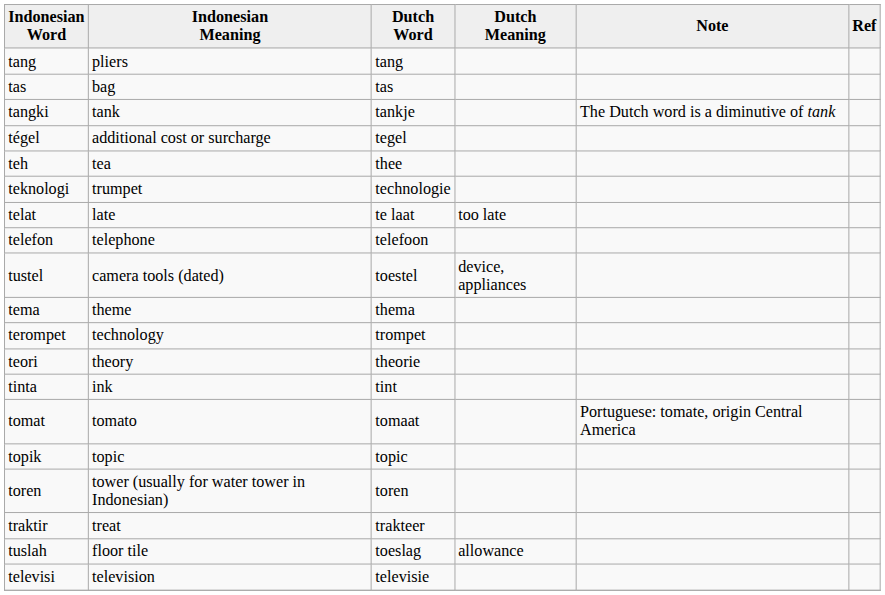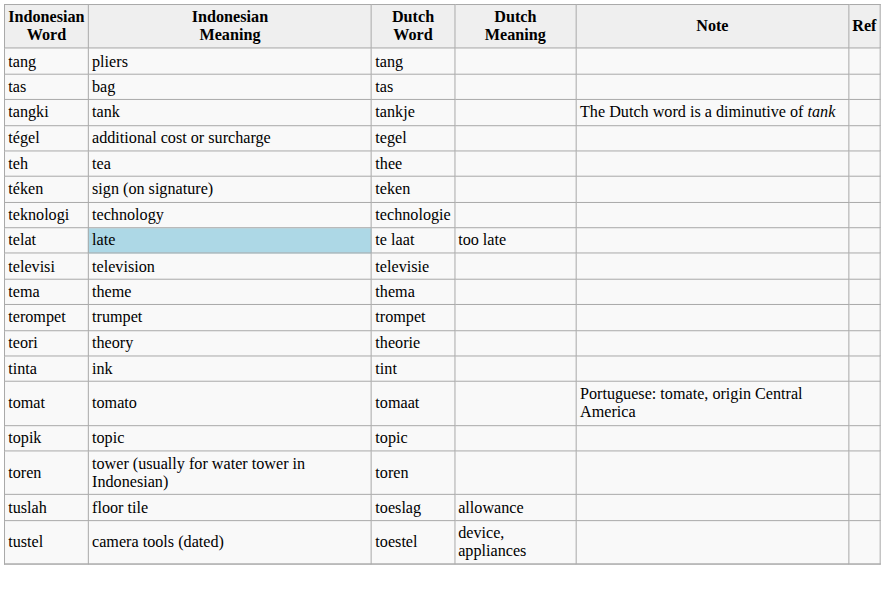+ row: (26, 189)
(117, 189) trumpet -> (128, 214) technology
(104, 214) no background -> (104, 240) lightblue background
- row: (31, 240)
rows swapped: (32, 576) <-> (26, 275)
(128, 335) technology -> (117, 317) trumpet
- row: (28, 525)
